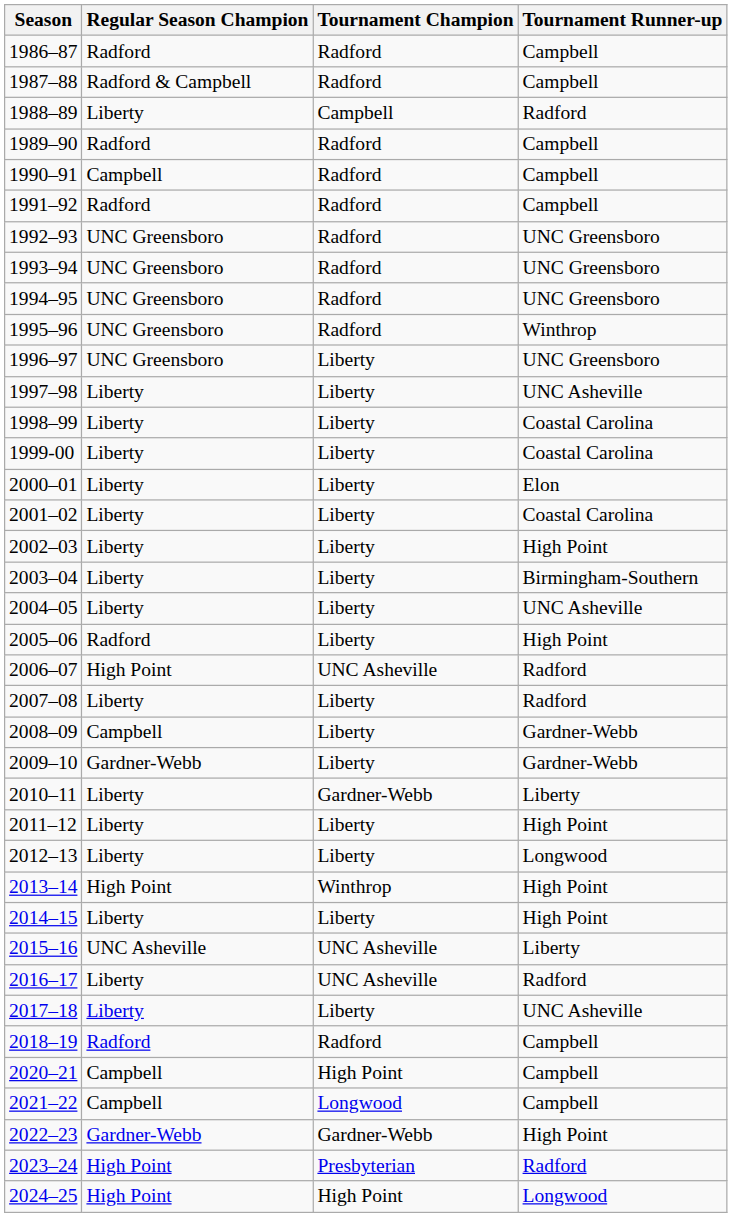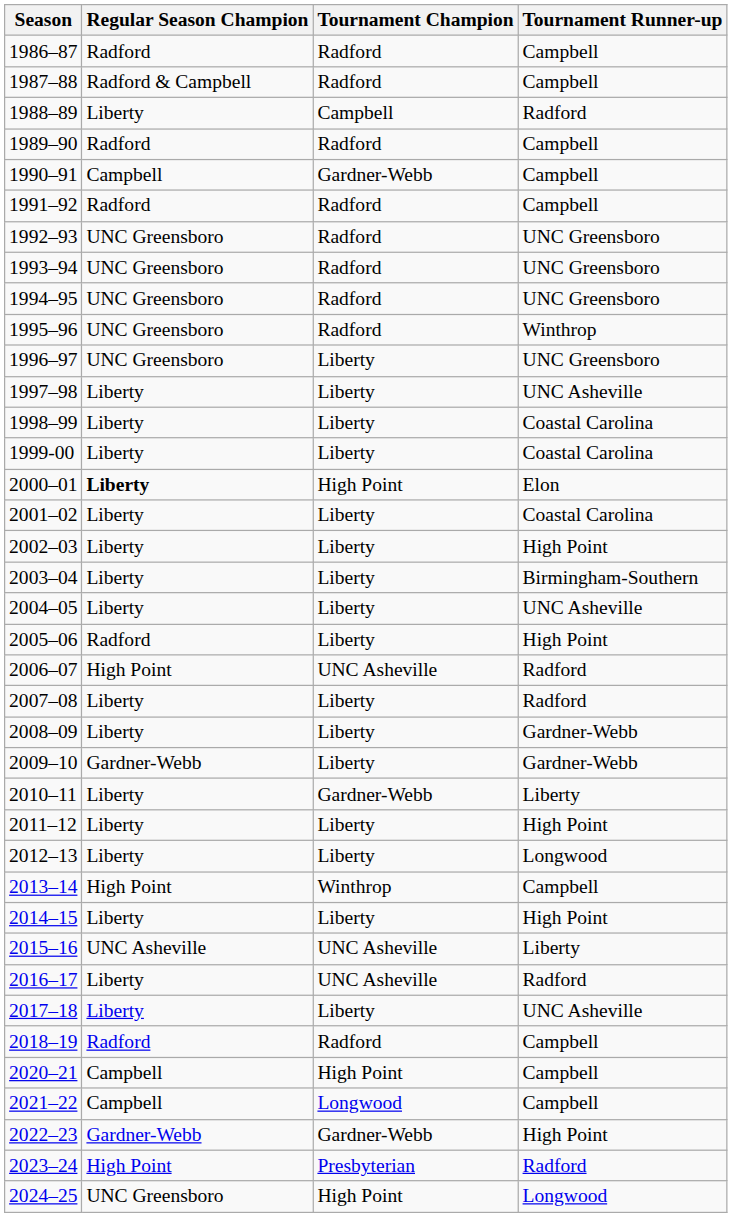(349, 174) Radford -> (375, 174) Gardner-Webb
(115, 484) normal -> (118, 484) bold
(346, 484) Liberty -> (360, 484) High Point
(124, 732) Campbell -> (115, 732) Liberty
(565, 886) High Point -> (561, 886) Campbell
(129, 1196) High Point -> (155, 1196) UNC Greensboro
